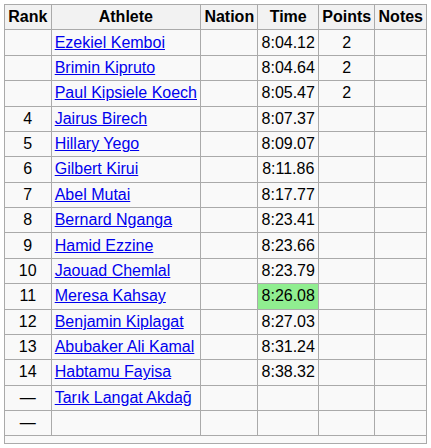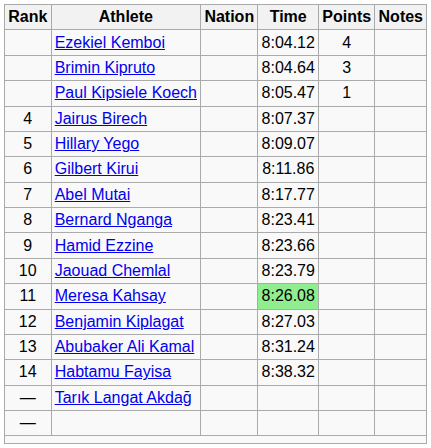(347, 42) 2 -> (347, 42) 4
(347, 67) 2 -> (347, 67) 3
(347, 93) 2 -> (347, 93) 1
